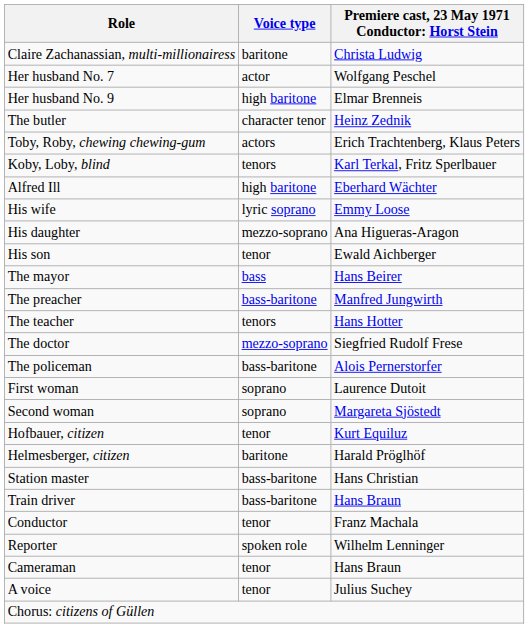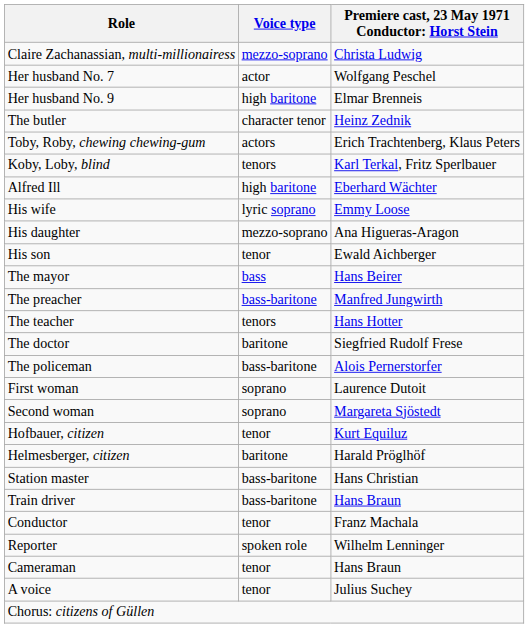(265, 53) baritone -> (285, 53) mezzo-soprano
(285, 344) mezzo-soprano -> (265, 344) baritone
